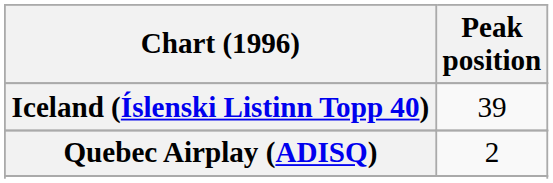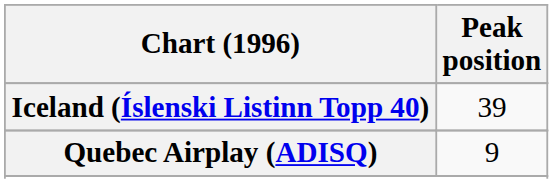(492, 152) 2 -> (492, 152) 9
